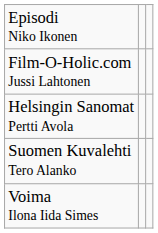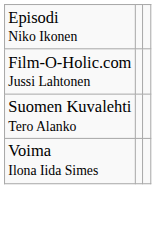- row: (71, 116)
